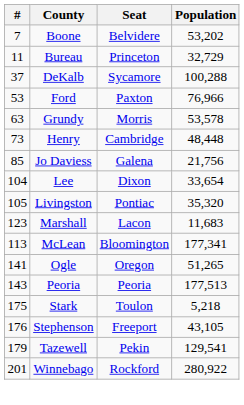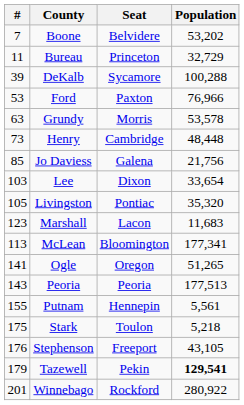(17, 77) 37 -> (17, 77) 39
(17, 181) 104 -> (17, 181) 103
+ row: (63, 306)
(206, 347) normal -> (206, 368) bold
